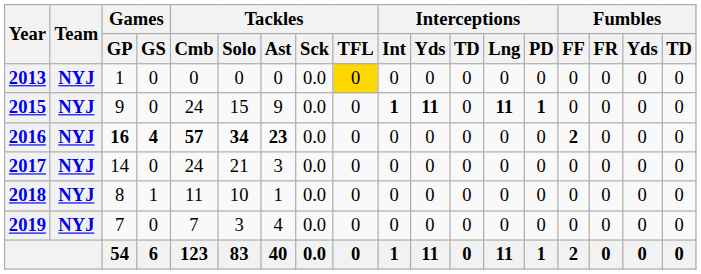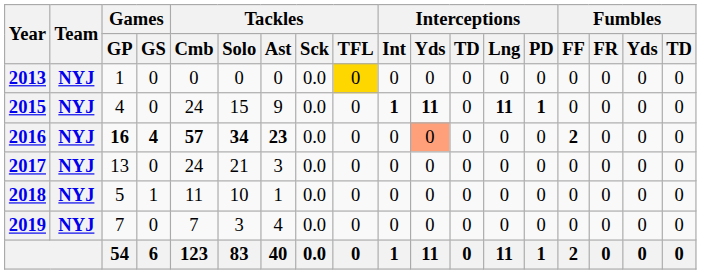(120, 107) 9 -> (120, 107) 4
(430, 136) no background -> (430, 136) lightsalmon background
(120, 166) 14 -> (120, 166) 13
(120, 195) 8 -> (120, 195) 5
